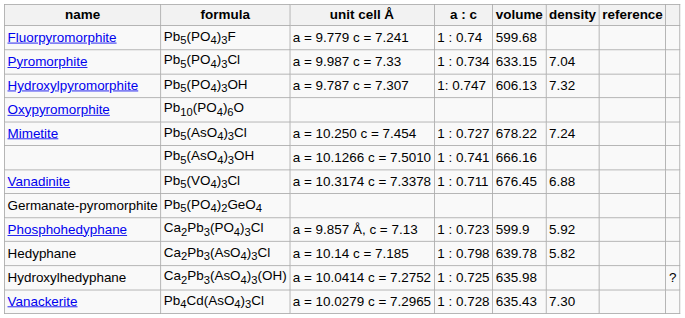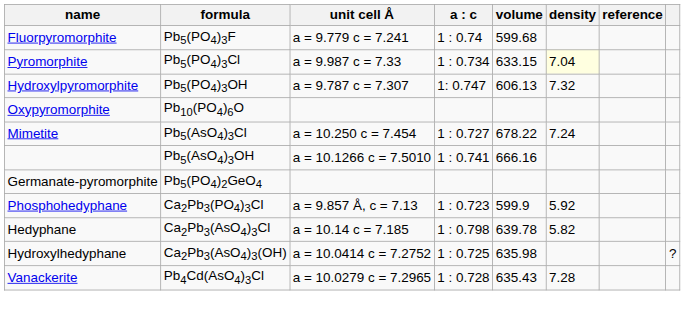(562, 61) no background -> (562, 61) lightyellow background
- row: (39, 181)
(562, 301) 7.30 -> (562, 277) 7.28
